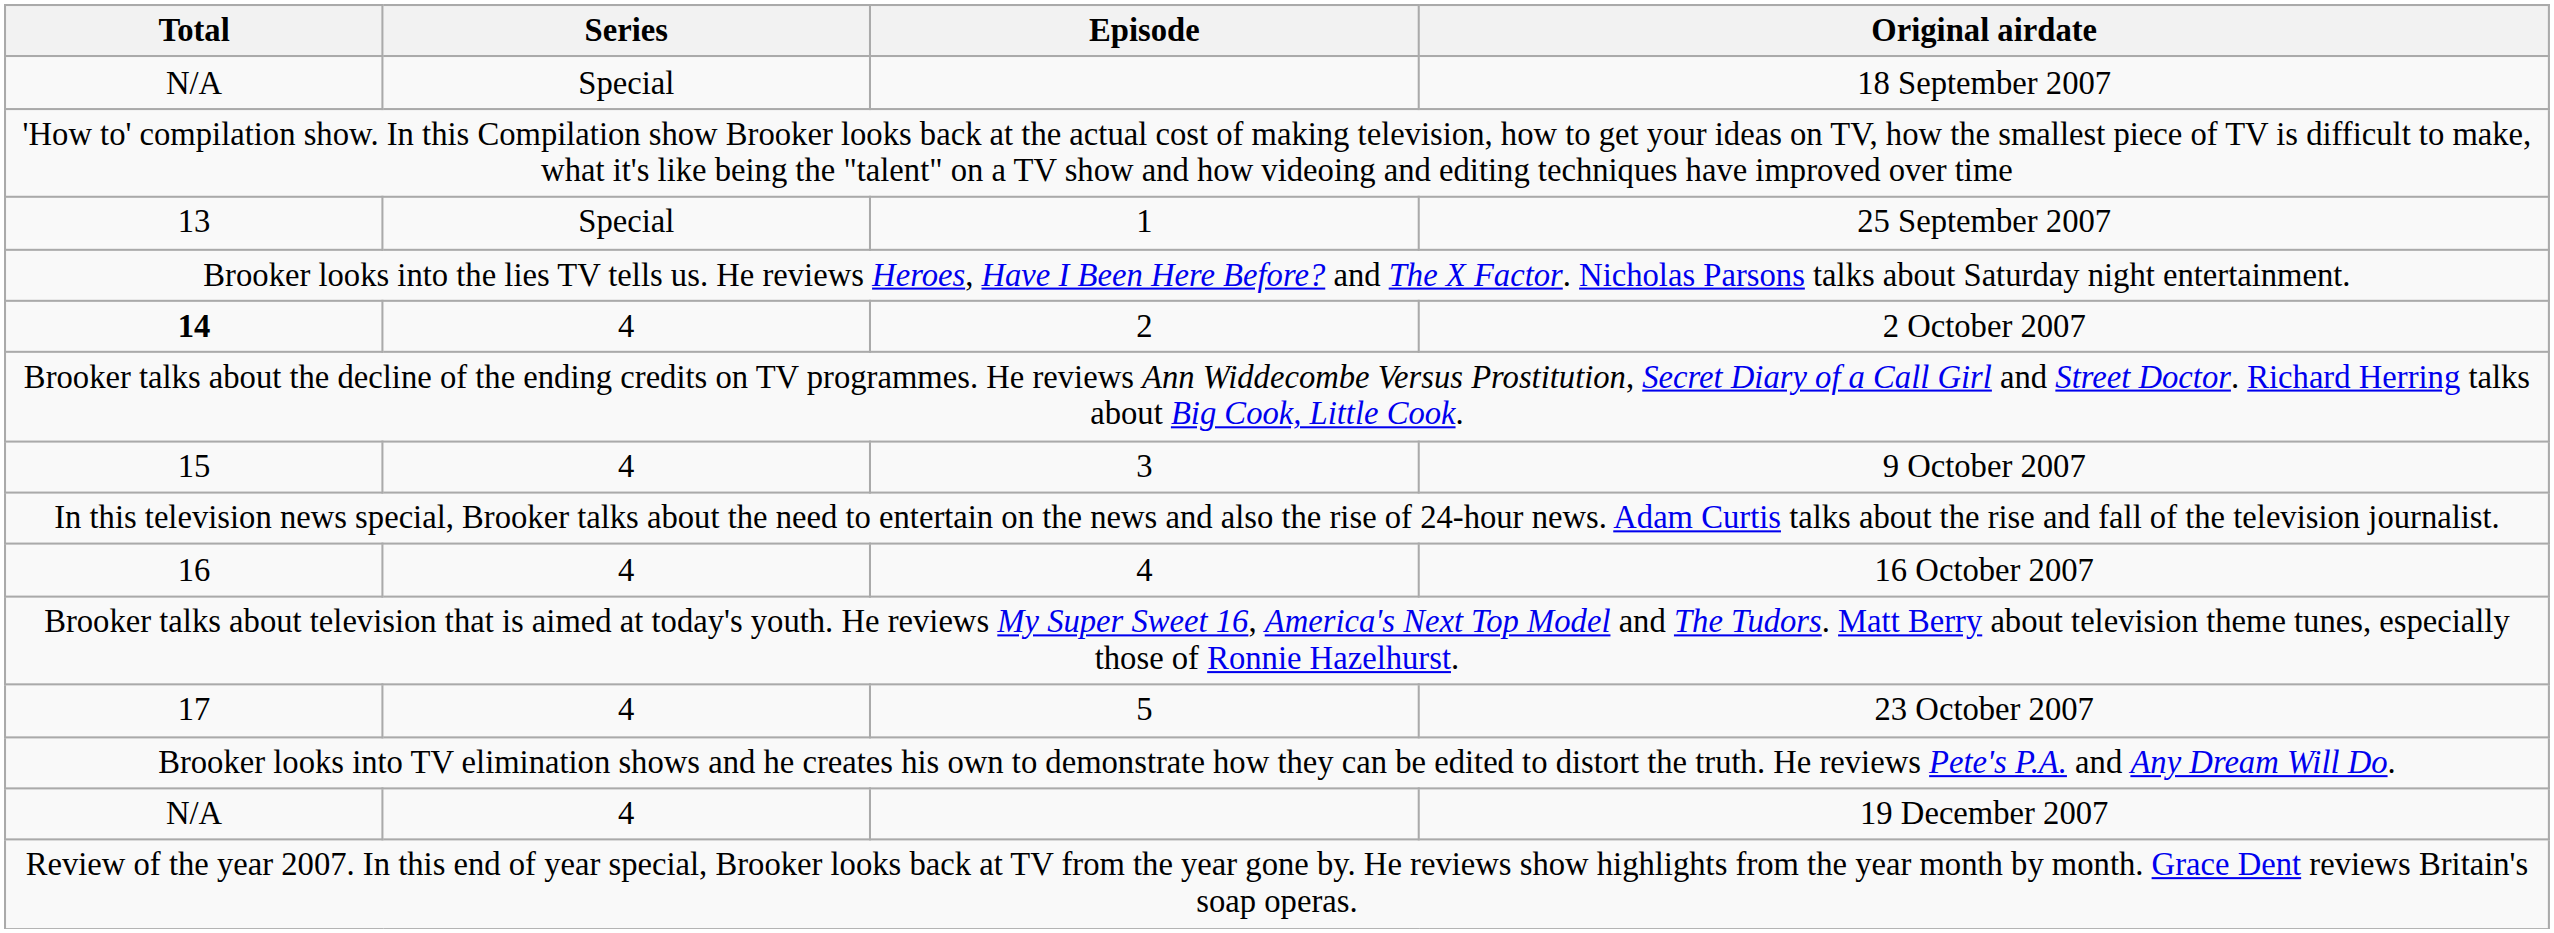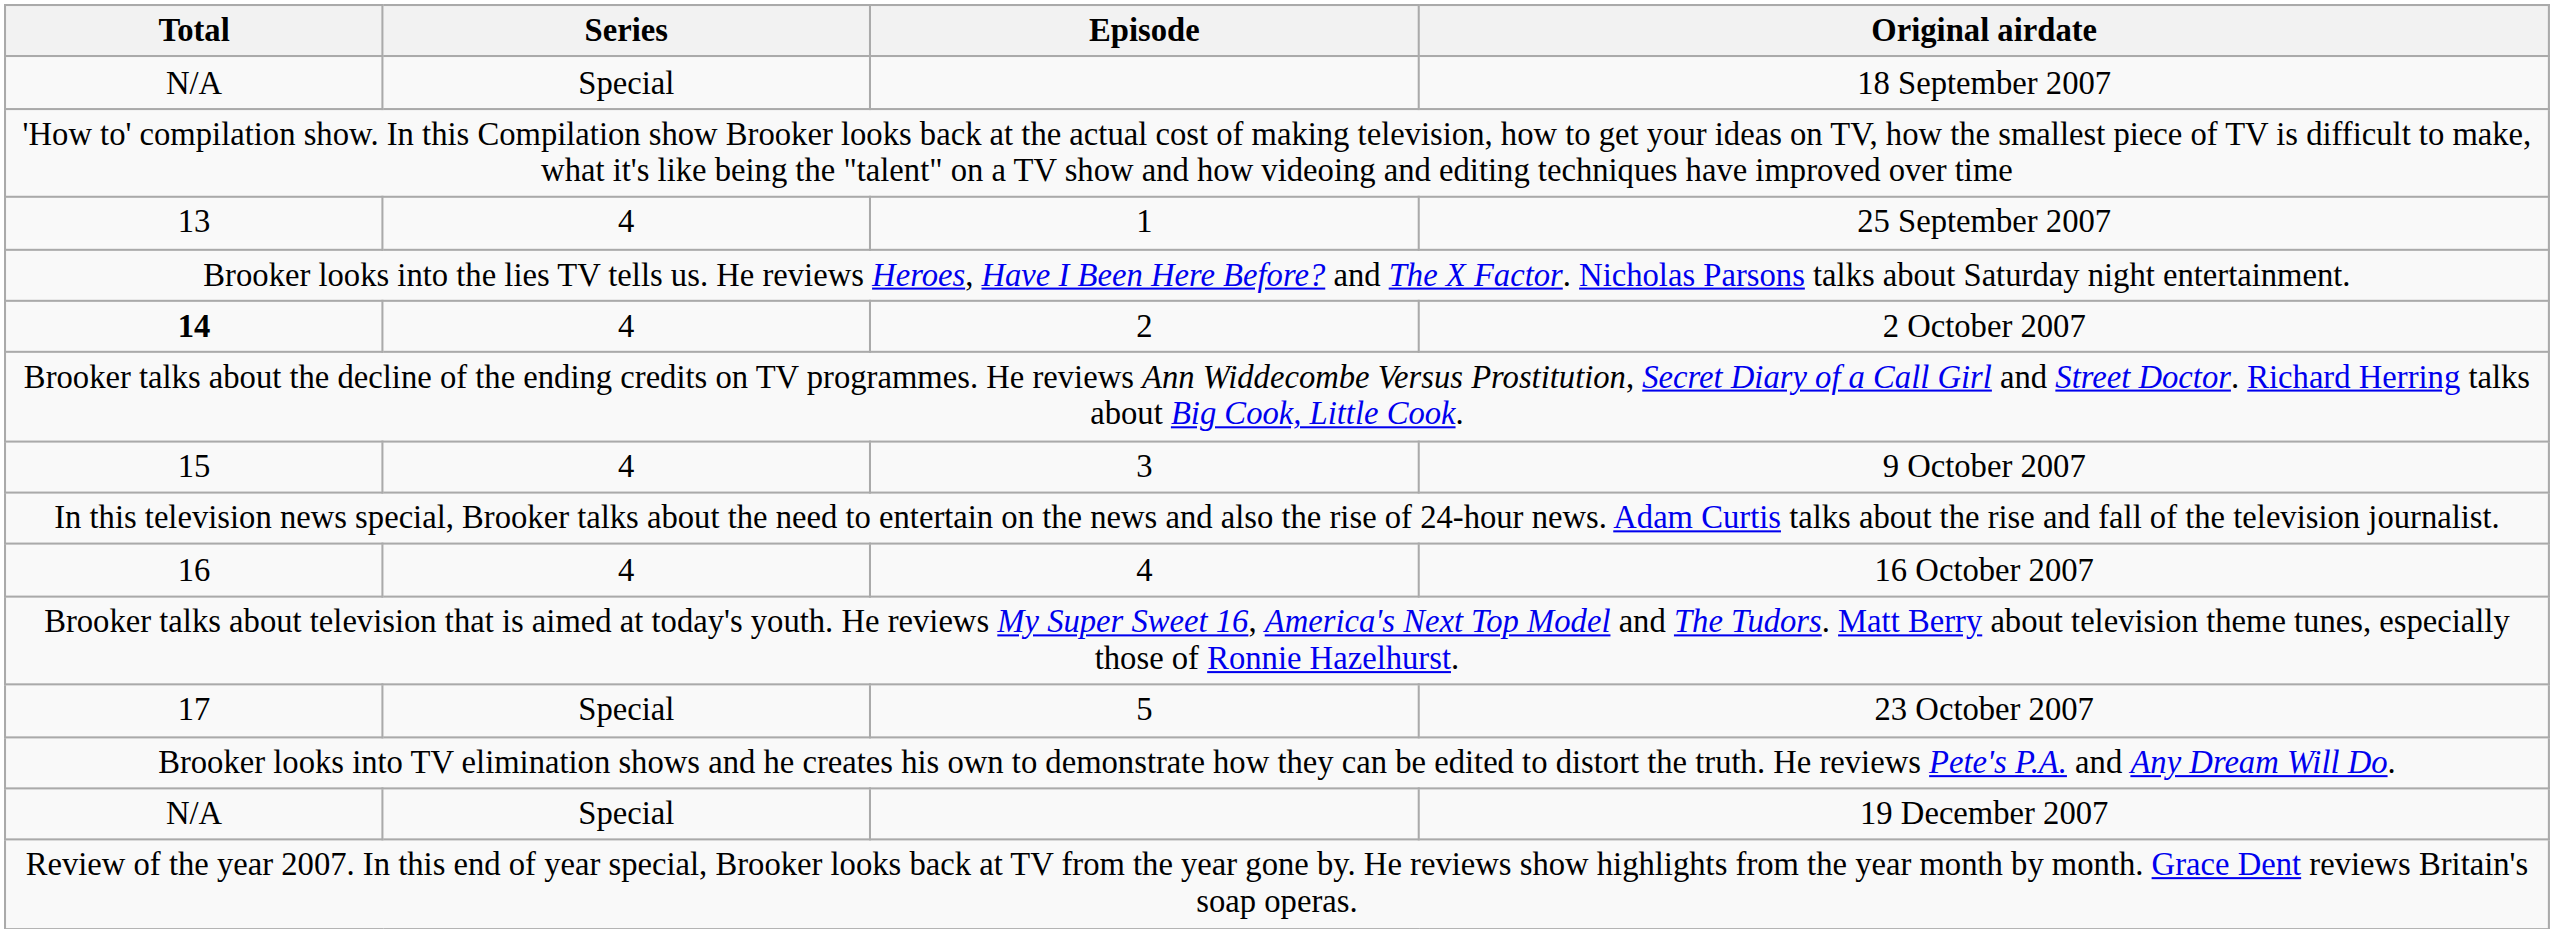(626, 222) Special -> (626, 222) 4
(626, 709) 4 -> (626, 709) Special
(626, 813) 4 -> (626, 813) Special
